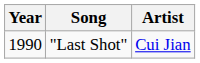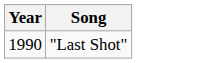- column: (163, 17)
